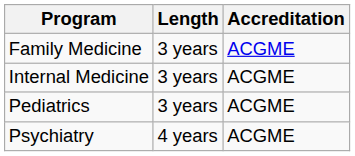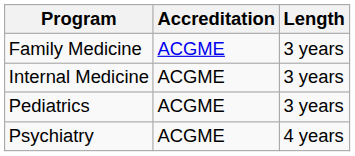columns swapped: (188, 19) <-> (286, 19)
